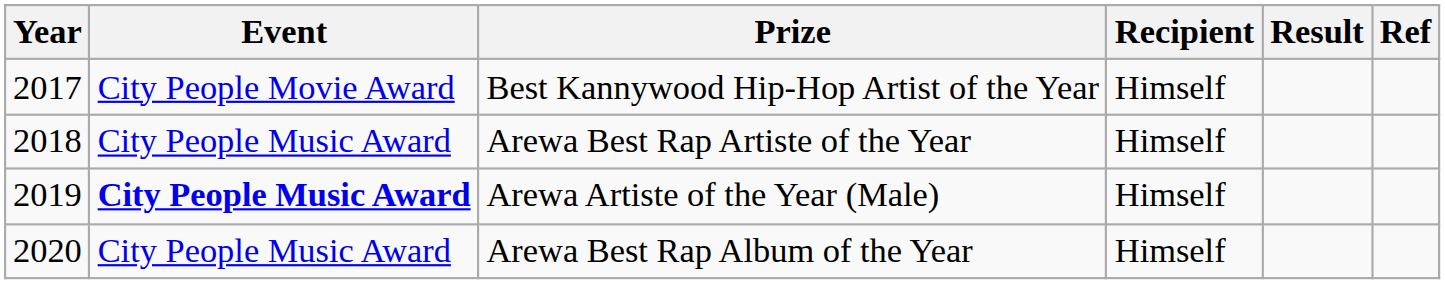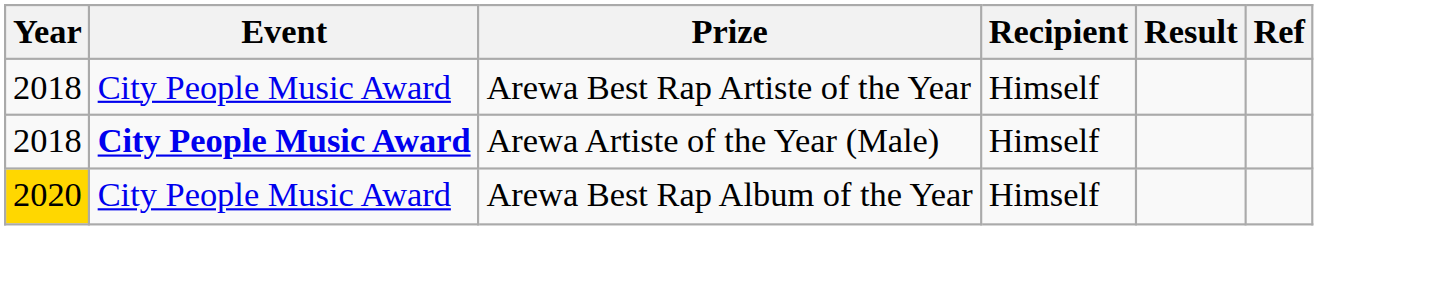- row: (793, 86)
(47, 195) 2019 -> (47, 140) 2018
(47, 250) no background -> (47, 195) gold background
